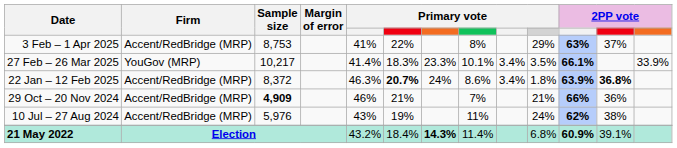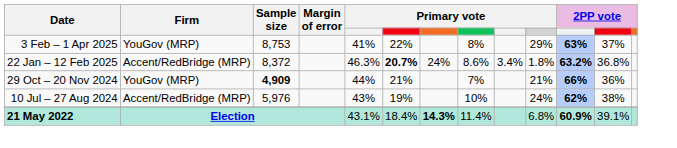(188, 44) Accent/RedBridge (MRP) -> (161, 44) YouGov (MRP)
- row: (63, 62)
(578, 80) 63.9% -> (576, 62) 63.2%
(615, 80) bold -> (613, 62) normal
(188, 98) Accent/RedBridge (MRP) -> (161, 80) YouGov (MRP)
(365, 98) 46% -> (364, 80) 44%
(478, 116) 11% -> (476, 98) 10%
(365, 134) 43.2% -> (364, 116) 43.1%
